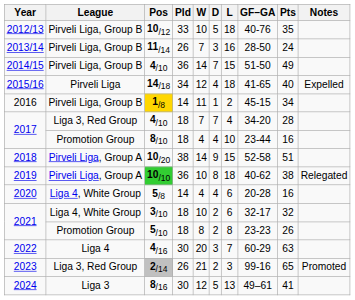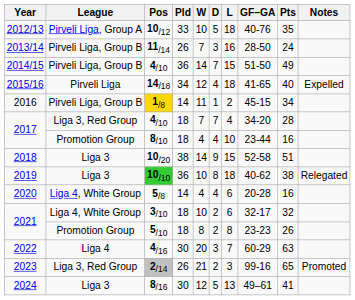(95, 29) Pirveli Liga, Group B -> (95, 29) Pirveli Liga, Group A
(95, 157) Pirveli Liga, Group A -> (95, 157) Liga 3
(95, 176) Pirveli Liga, Group A -> (95, 176) Liga 3
